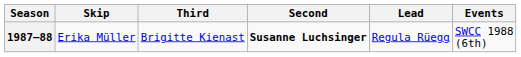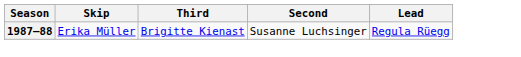- column: (484, 13)
(308, 37) bold -> (308, 31) normal
